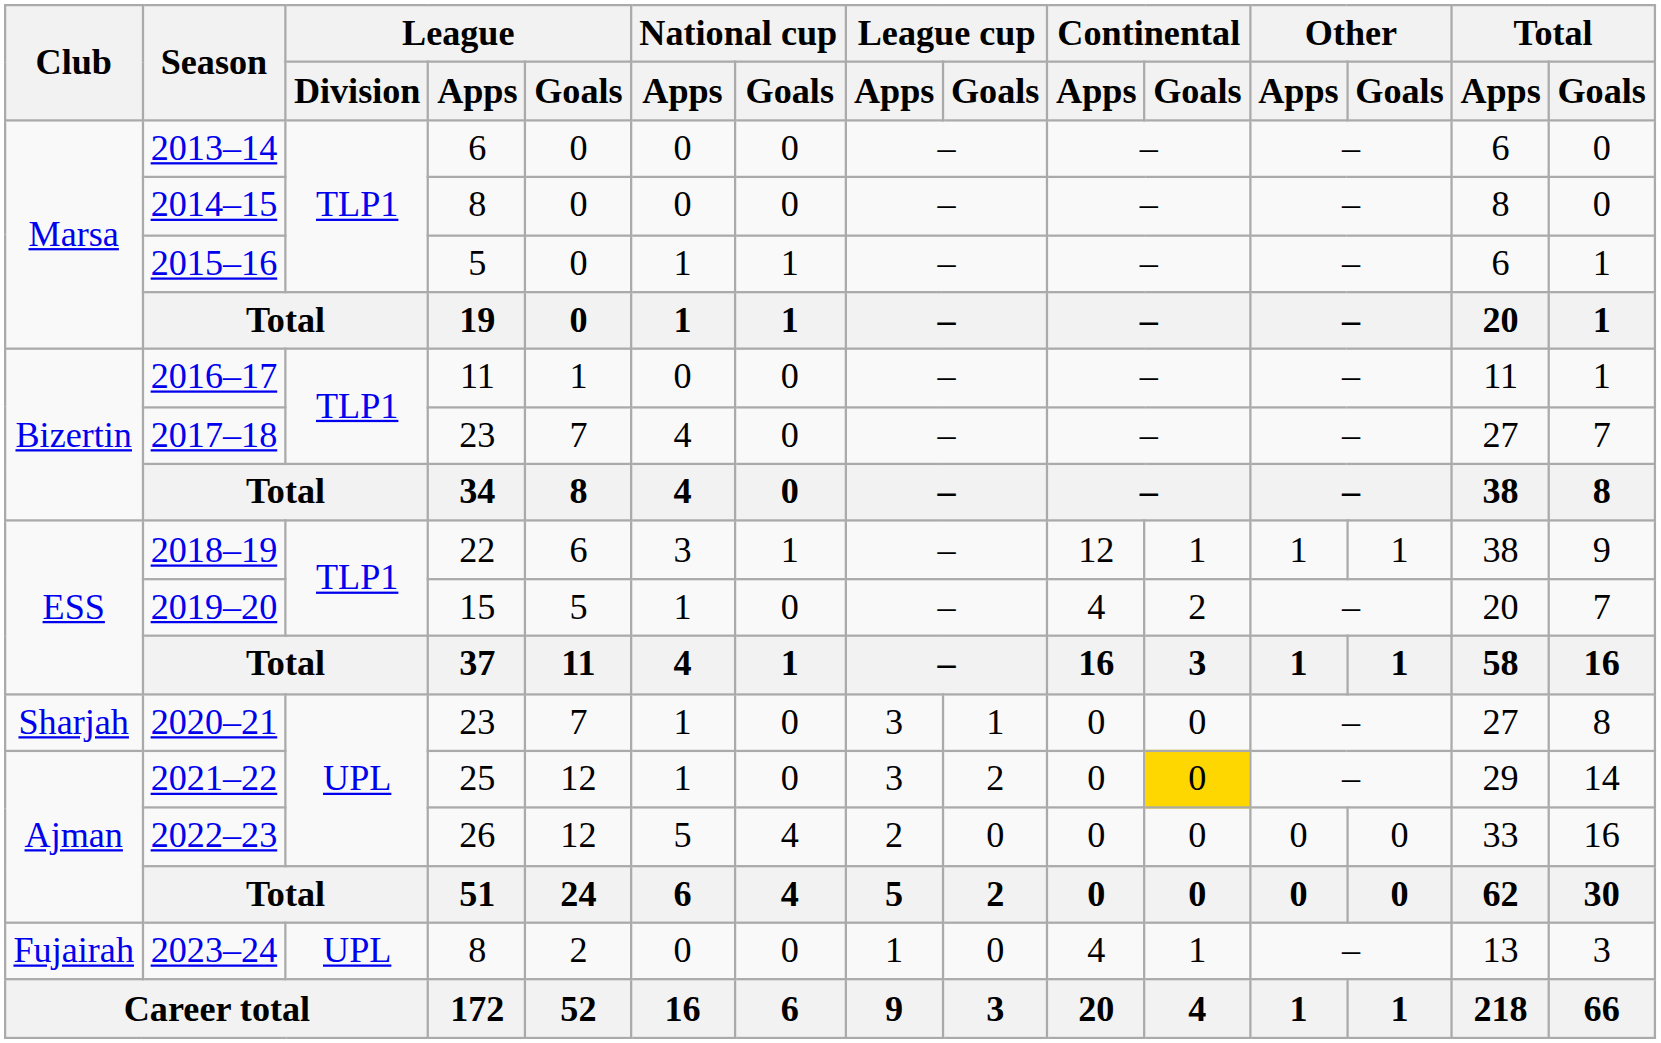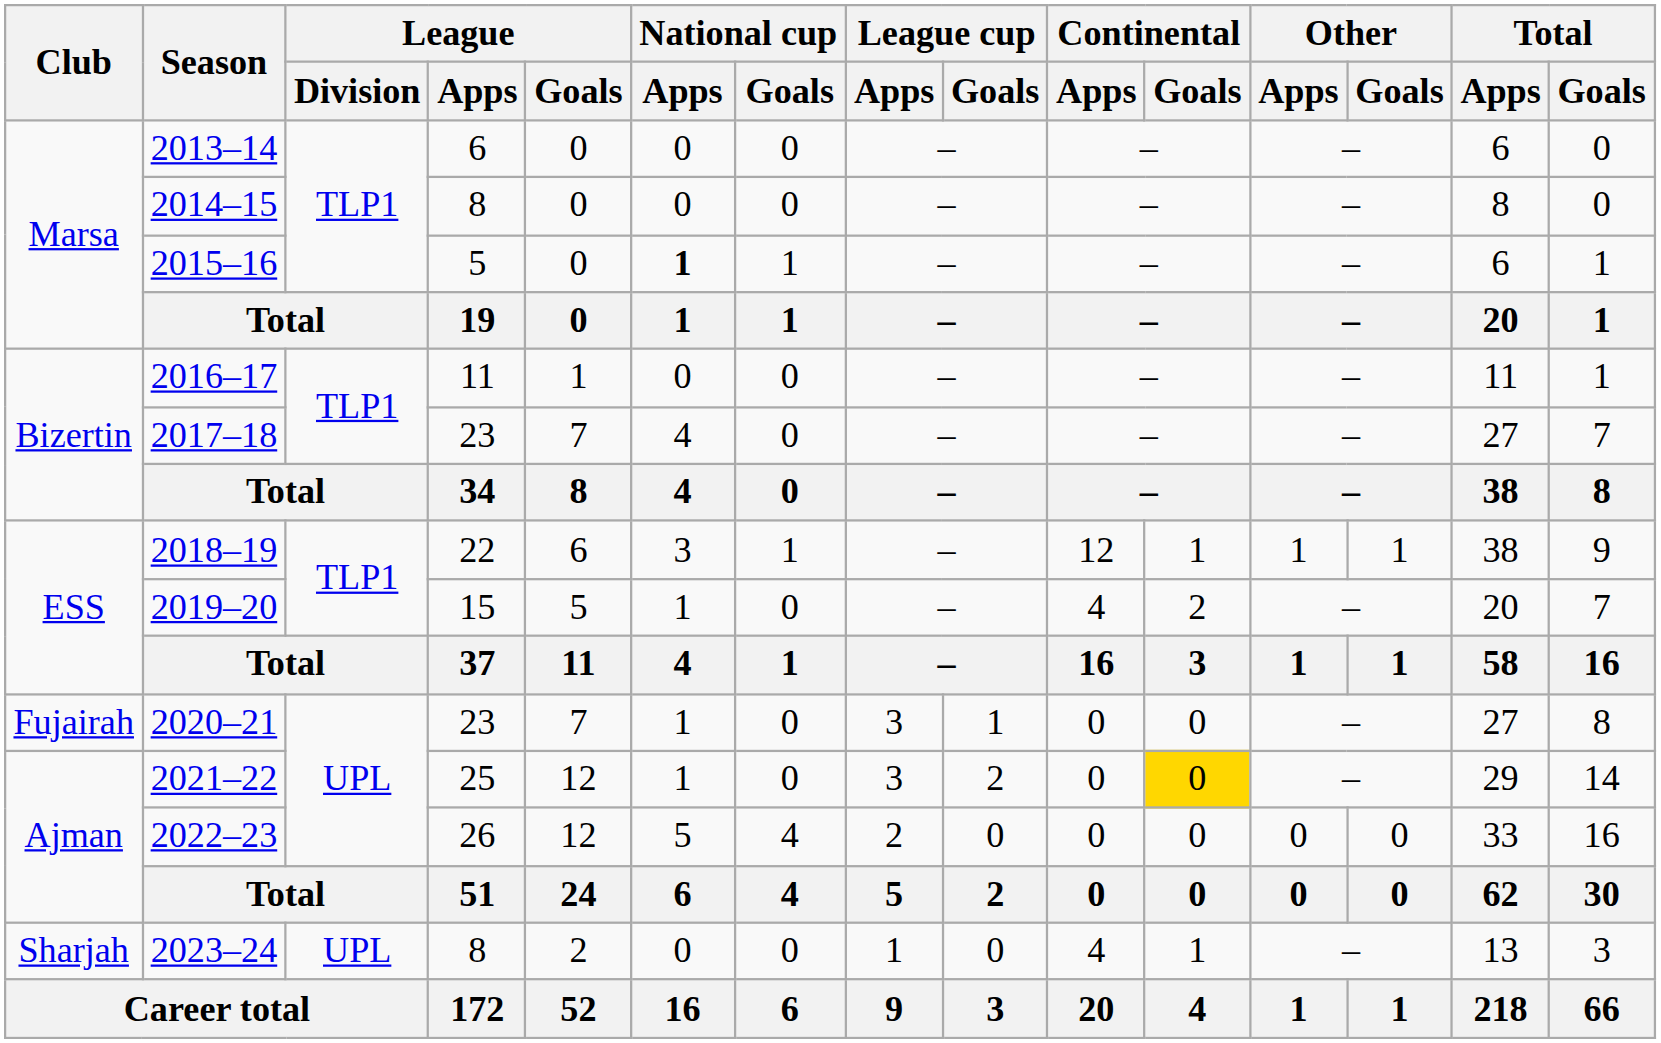(682, 262) normal -> (682, 262) bold
(74, 721) Sharjah -> (74, 721) Fujairah
(74, 950) Fujairah -> (74, 950) Sharjah
